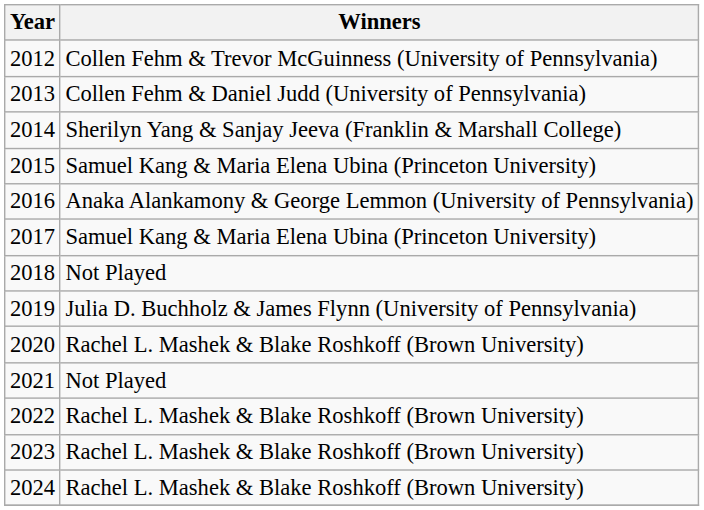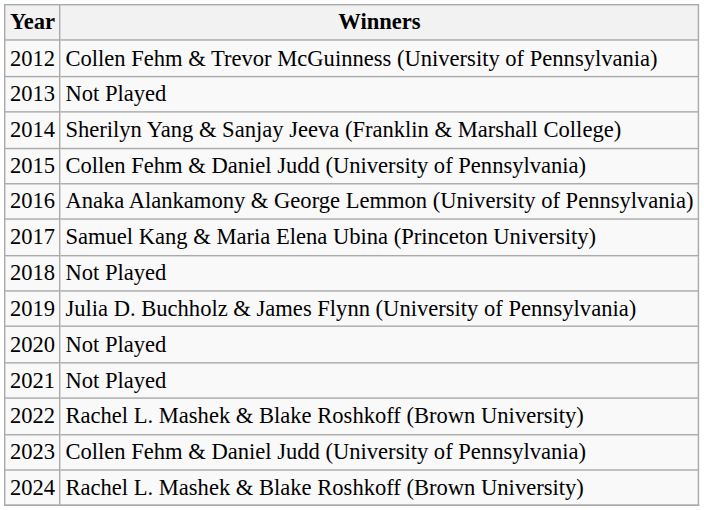(326, 93) Collen Fehm & Daniel Judd (University of Pennsylvania) -> (116, 93) Not Played
(331, 165) Samuel Kang & Maria Elena Ubina (Princeton University) -> (326, 165) Collen Fehm & Daniel Judd (University of Pennsylvania)
(325, 344) Rachel L. Mashek & Blake Roshkoff (Brown University) -> (116, 344) Not Played
(325, 451) Rachel L. Mashek & Blake Roshkoff (Brown University) -> (326, 451) Collen Fehm & Daniel Judd (University of Pennsylvania)
